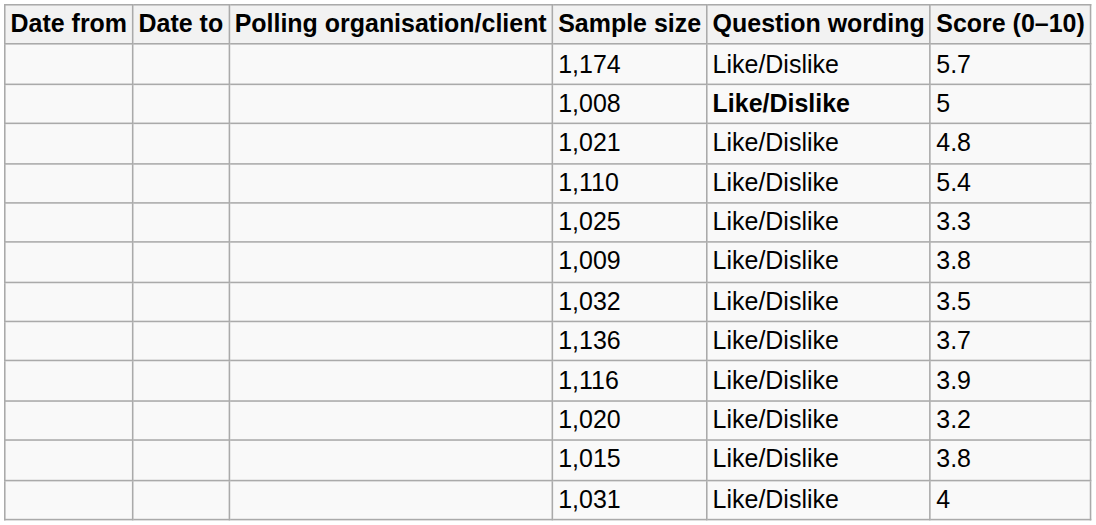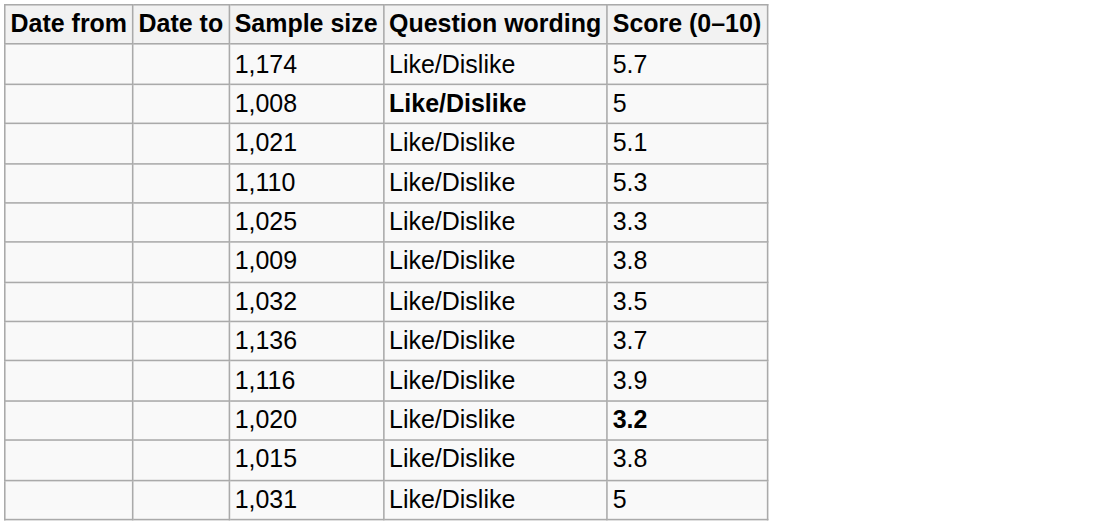- column: (391, 24)
(954, 143) 4.8 -> (630, 143) 5.1
(954, 182) 5.4 -> (630, 182) 5.3
(954, 420) normal -> (630, 420) bold
(943, 499) 4 -> (620, 499) 5
